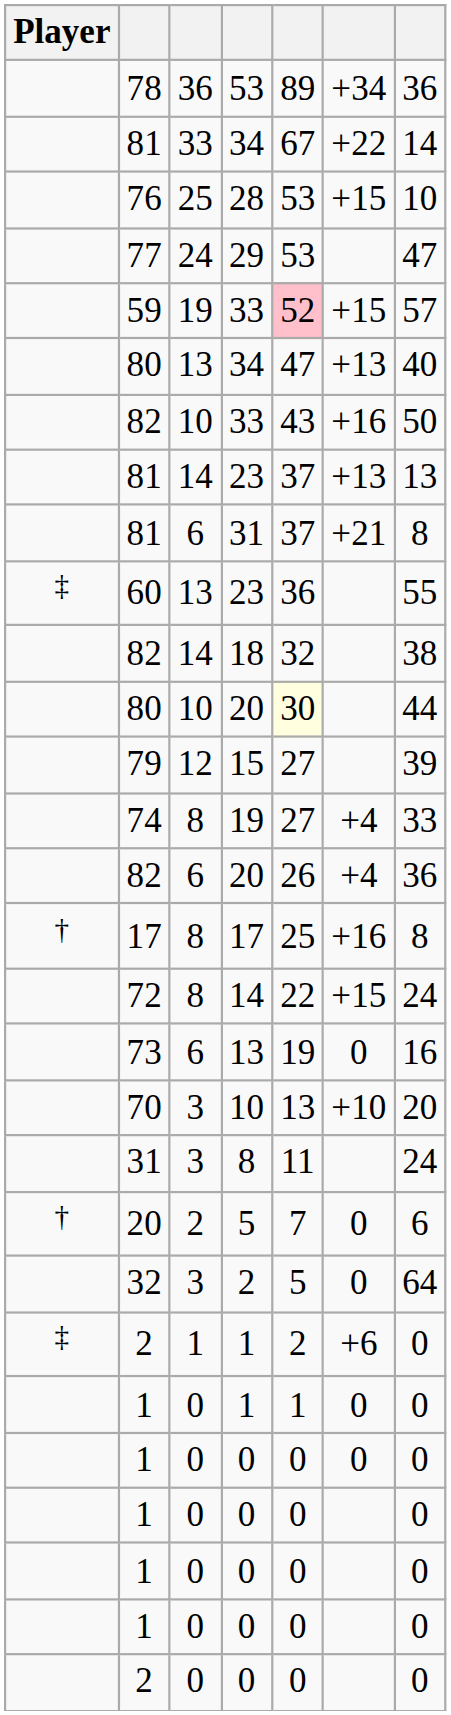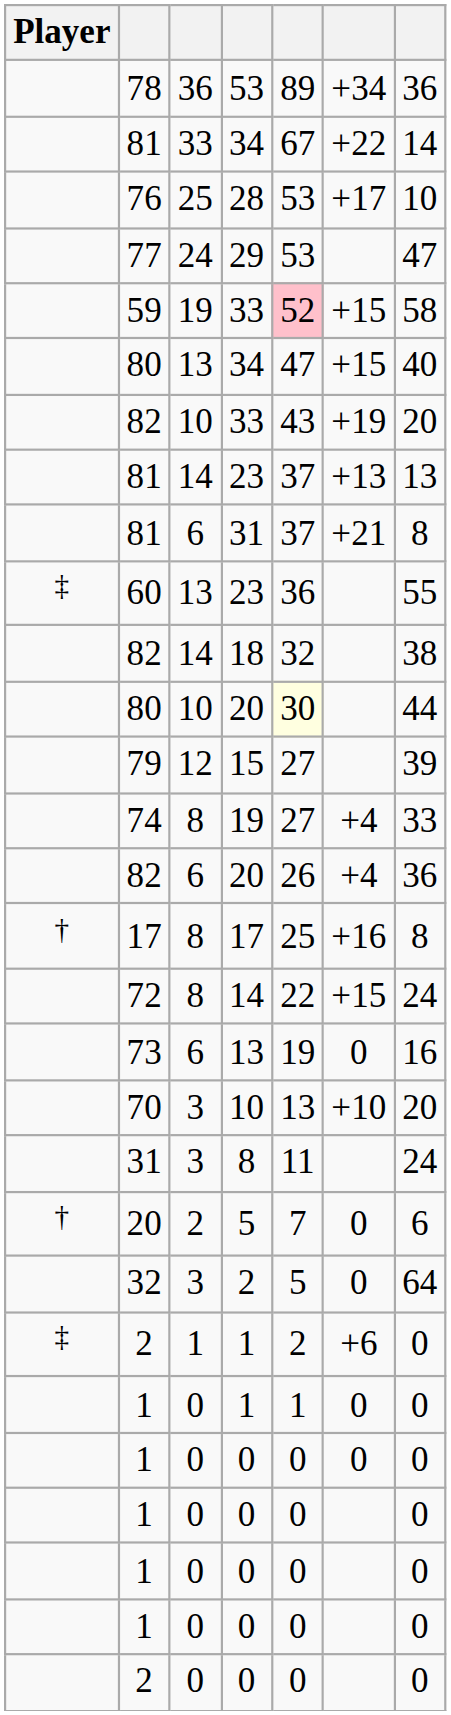(359, 198) +15 -> (359, 198) +17
(420, 310) 57 -> (420, 310) 58
(359, 365) +13 -> (359, 365) +15
(359, 421) +16 -> (359, 421) +19
(420, 421) 50 -> (420, 421) 20
